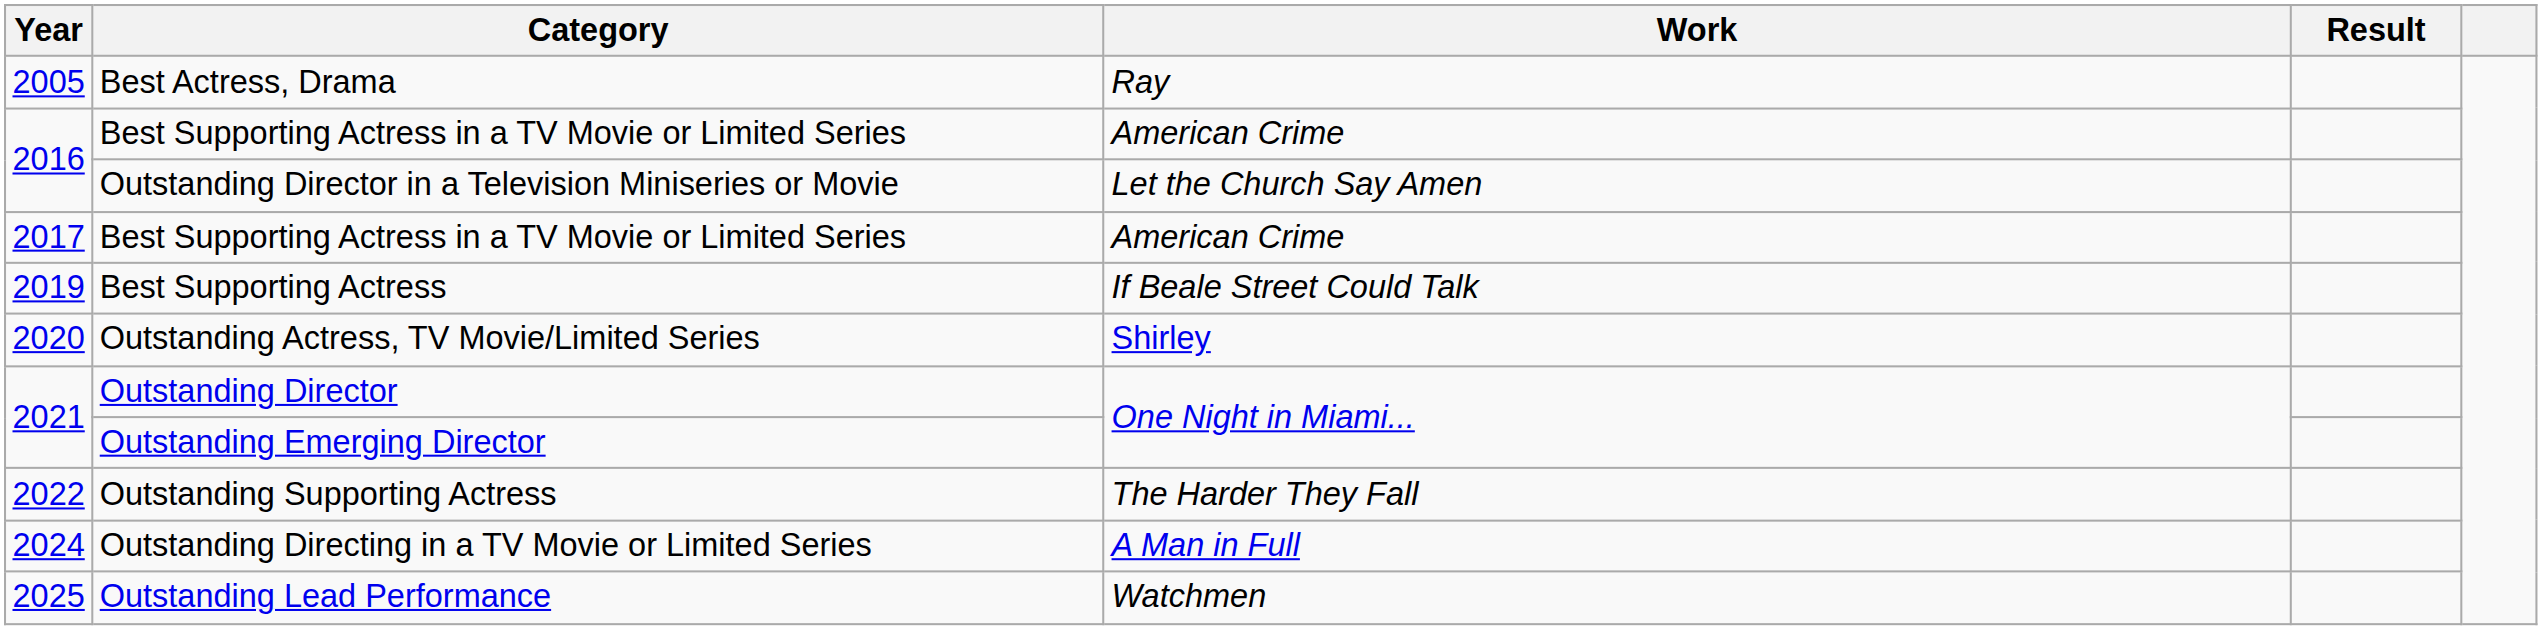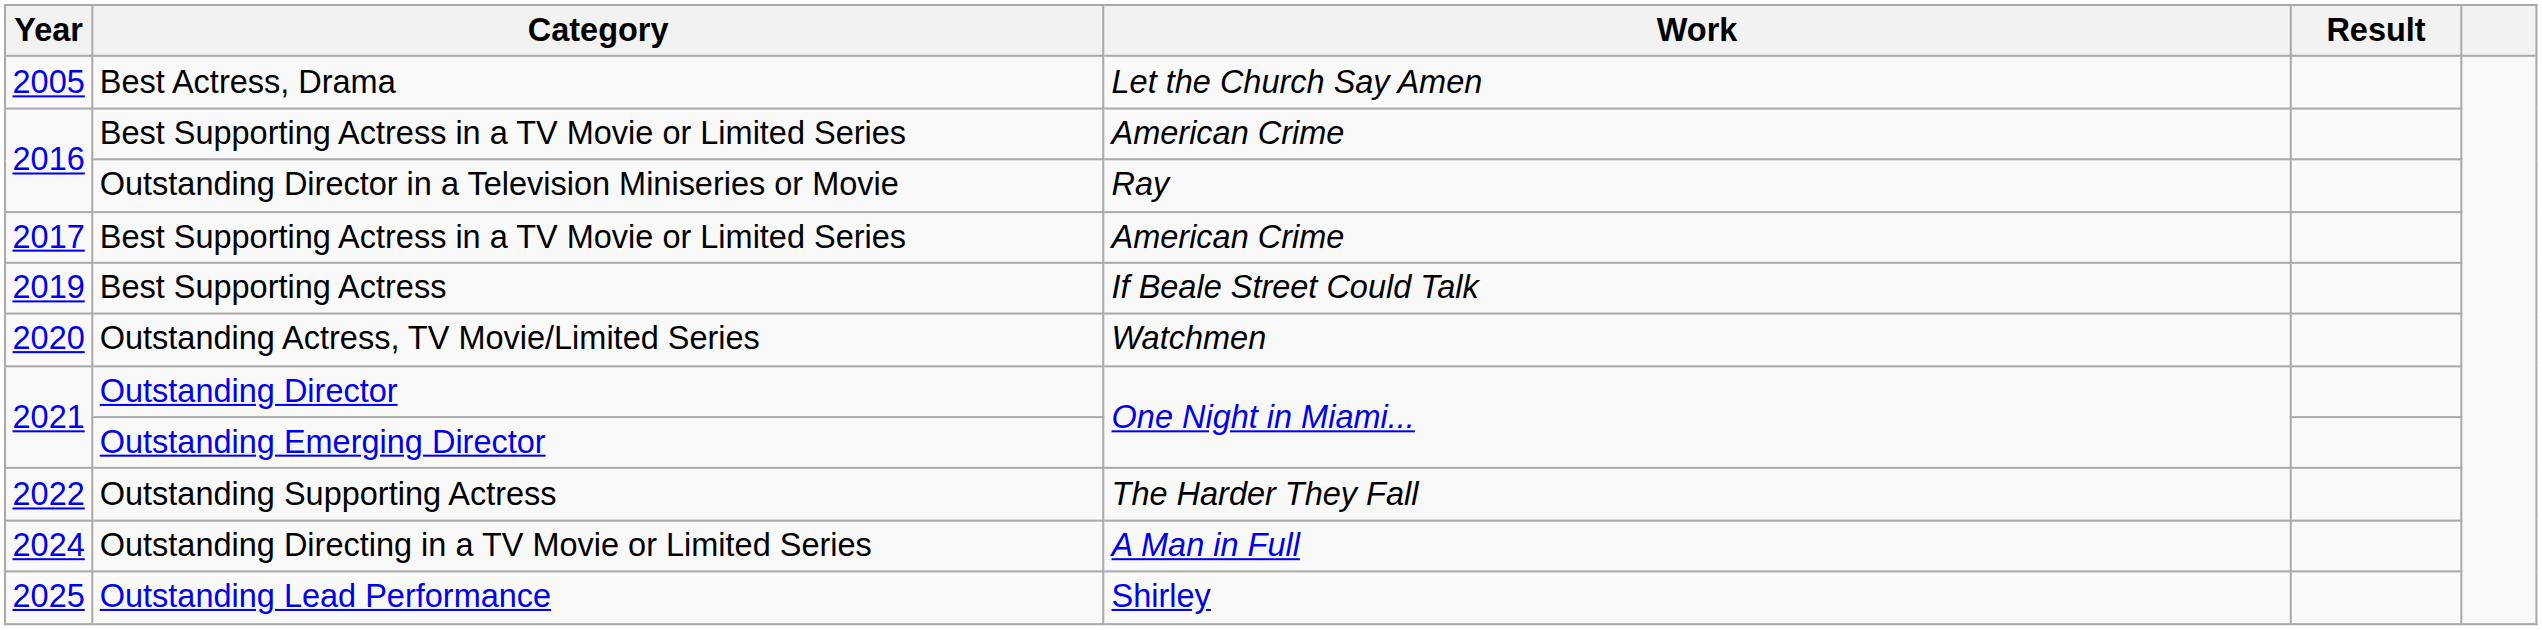(1140, 81) Ray -> (1297, 81) Let the Church Say Amen
(1297, 184) Let the Church Say Amen -> (1140, 184) Ray
(1161, 339) Shirley -> (1189, 339) Watchmen
(1189, 596) Watchmen -> (1161, 596) Shirley
